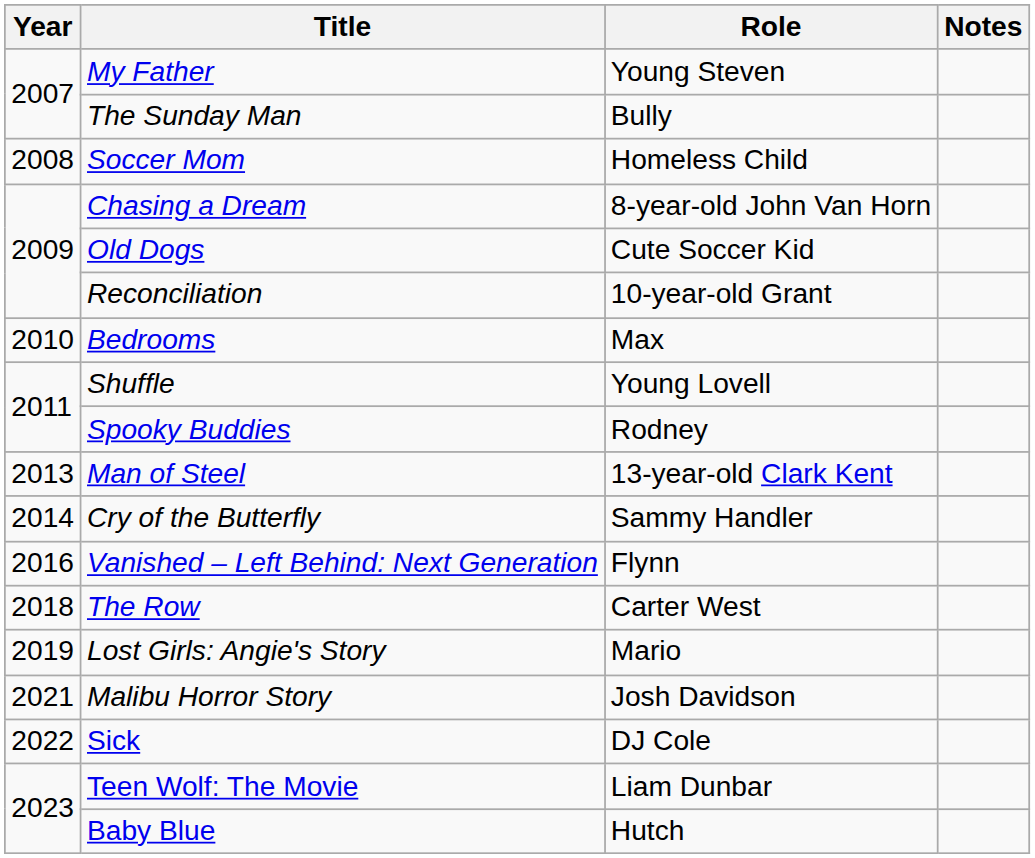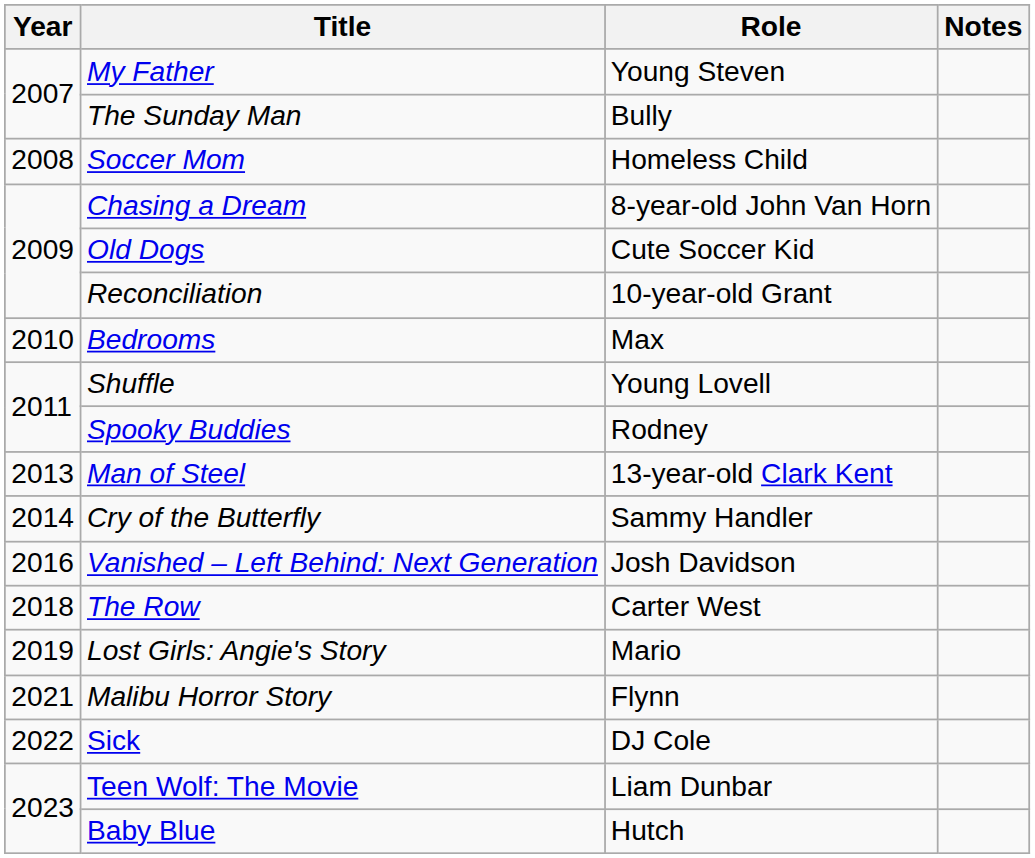(645, 562) Flynn -> (703, 562) Josh Davidson
(703, 696) Josh Davidson -> (645, 696) Flynn
